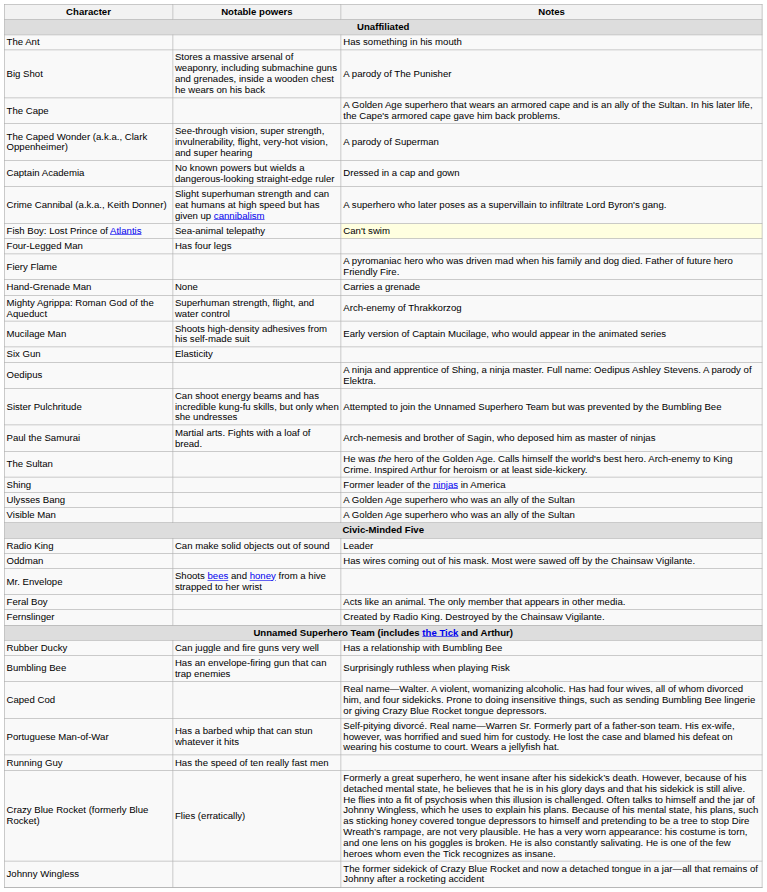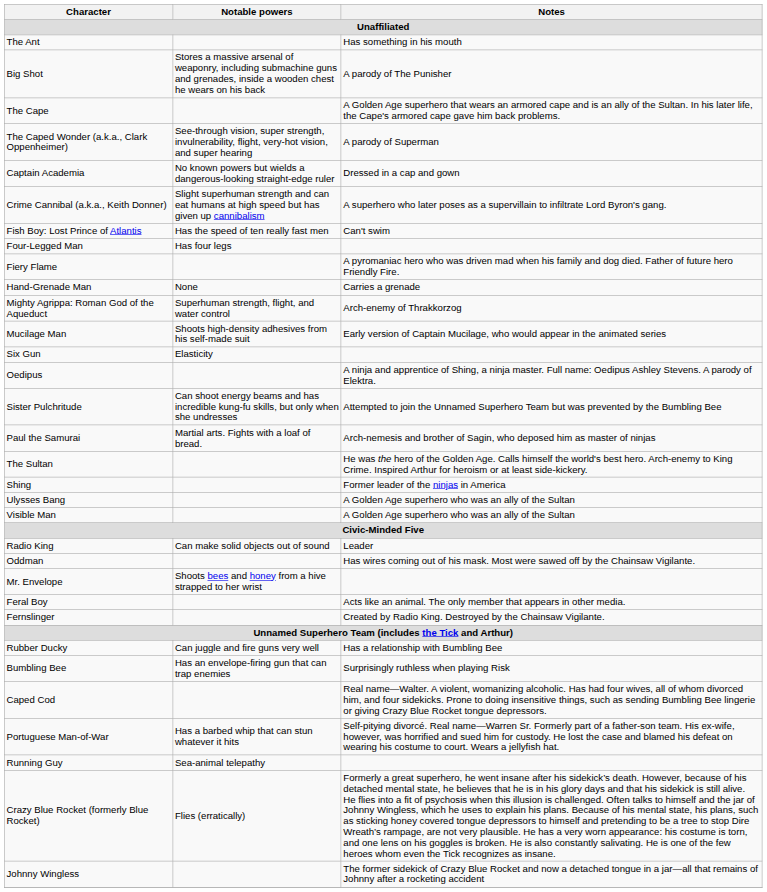(220, 231) Sea-animal telepathy -> (252, 231) Has the speed of ten really fast men
(367, 231) lightyellow background -> (367, 231) no background
(252, 762) Has the speed of ten really fast men -> (220, 762) Sea-animal telepathy
